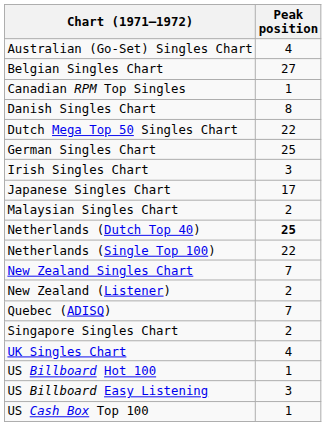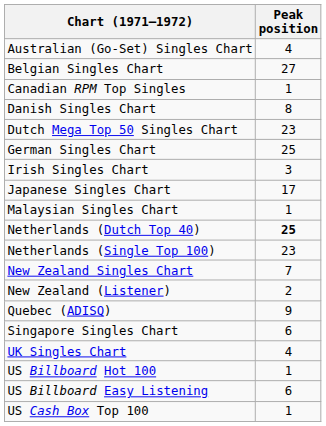(288, 129) 22 -> (288, 129) 23
(288, 210) 2 -> (288, 210) 1
(288, 250) 22 -> (288, 250) 23
(288, 311) 7 -> (288, 311) 9
(288, 331) 2 -> (288, 331) 6
(288, 391) 3 -> (288, 391) 6
